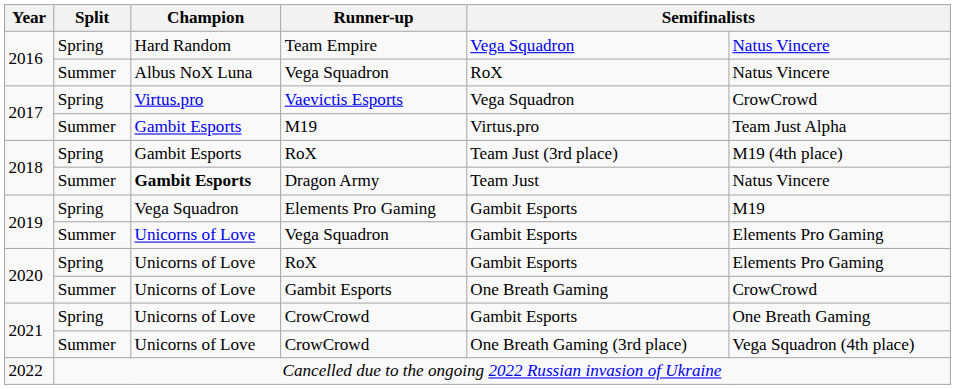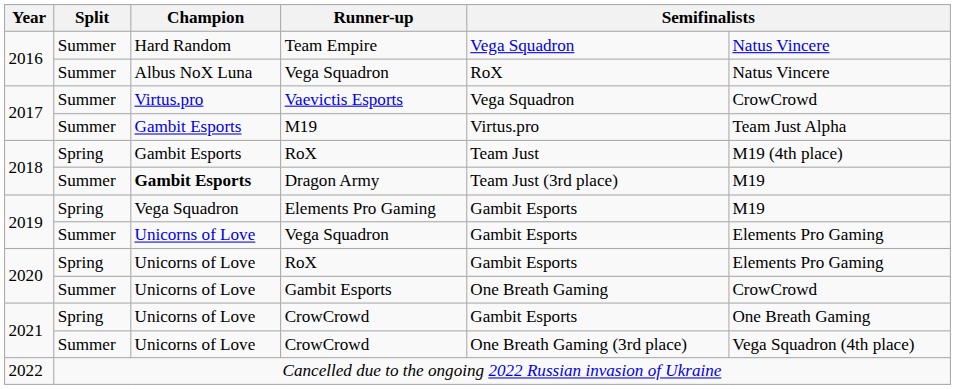(80, 45) Spring -> (87, 45) Summer
(80, 99) Spring -> (87, 99) Summer
(544, 153) Team Just (3rd place) -> (505, 153) Team Just
(505, 180) Team Just -> (544, 180) Team Just (3rd place)
(781, 180) Natus Vincere -> (749, 180) M19
